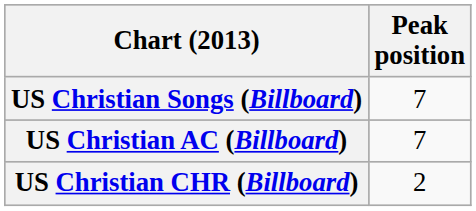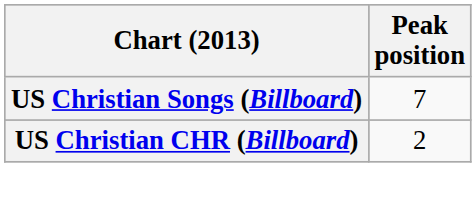- row: (187, 140)
